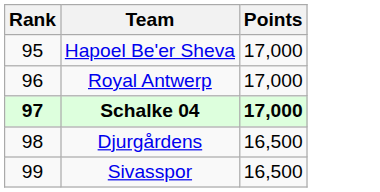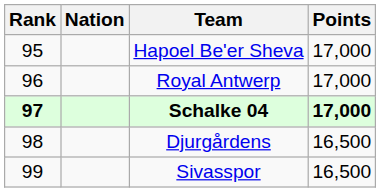+ column: (95, 19)
